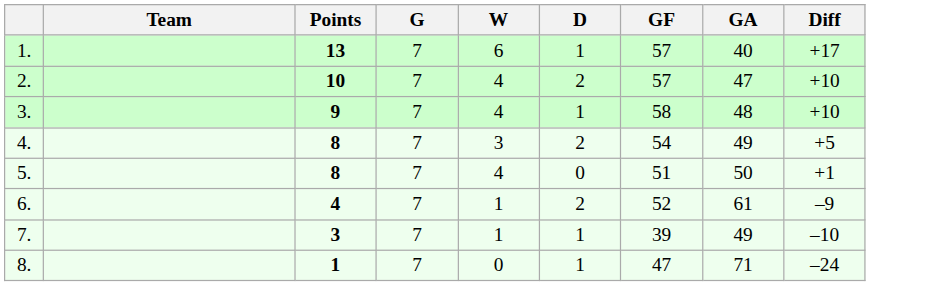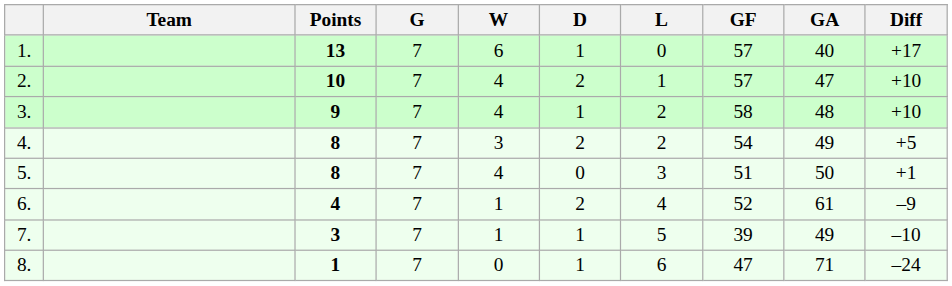+ column: (662, 19)
